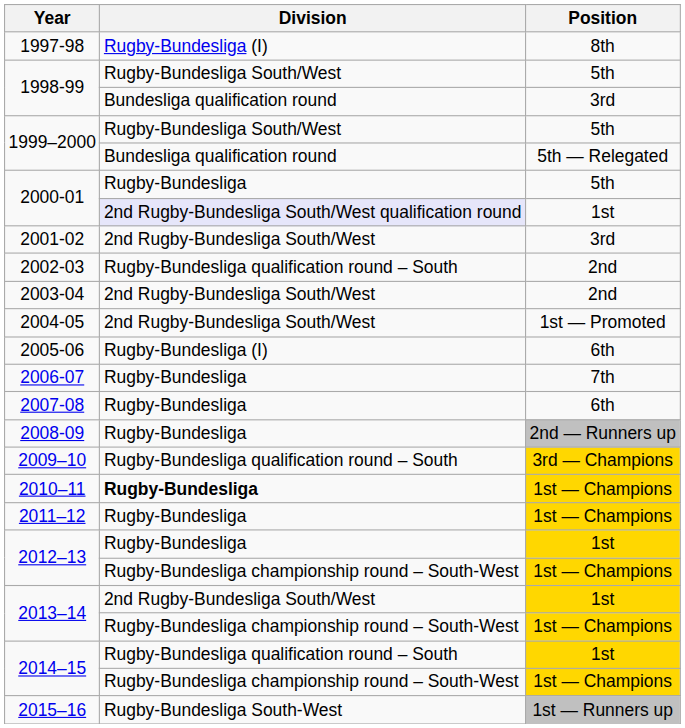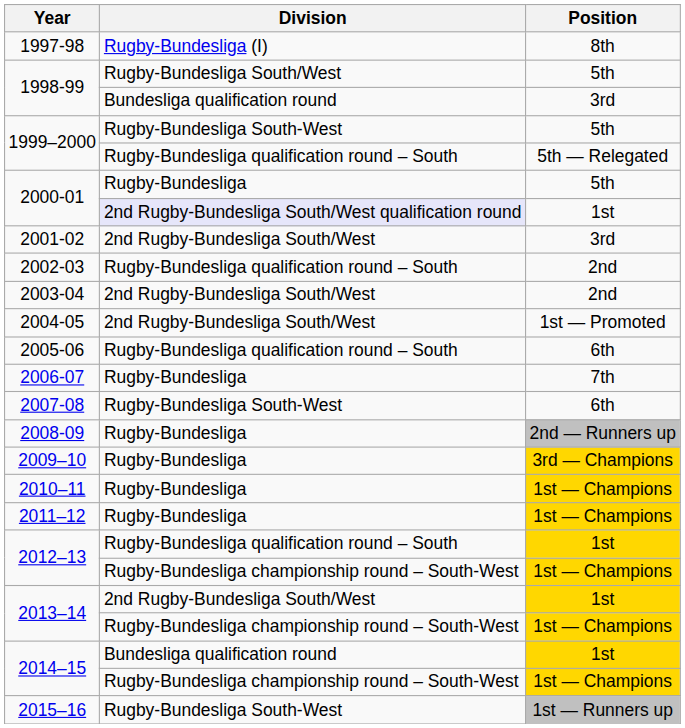(223, 128) Rugby-Bundesliga South/West -> (223, 128) Rugby-Bundesliga South-West
(220, 156) Bundesliga qualification round -> (281, 156) Rugby-Bundesliga qualification round – South
(186, 350) Rugby-Bundesliga (I) -> (281, 350) Rugby-Bundesliga qualification round – South
(175, 405) Rugby-Bundesliga -> (223, 405) Rugby-Bundesliga South-West
(281, 460) Rugby-Bundesliga qualification round – South -> (175, 460) Rugby-Bundesliga
(181, 488) bold -> (175, 488) normal
(175, 543) Rugby-Bundesliga -> (281, 543) Rugby-Bundesliga qualification round – South
(281, 654) Rugby-Bundesliga qualification round – South -> (220, 654) Bundesliga qualification round
